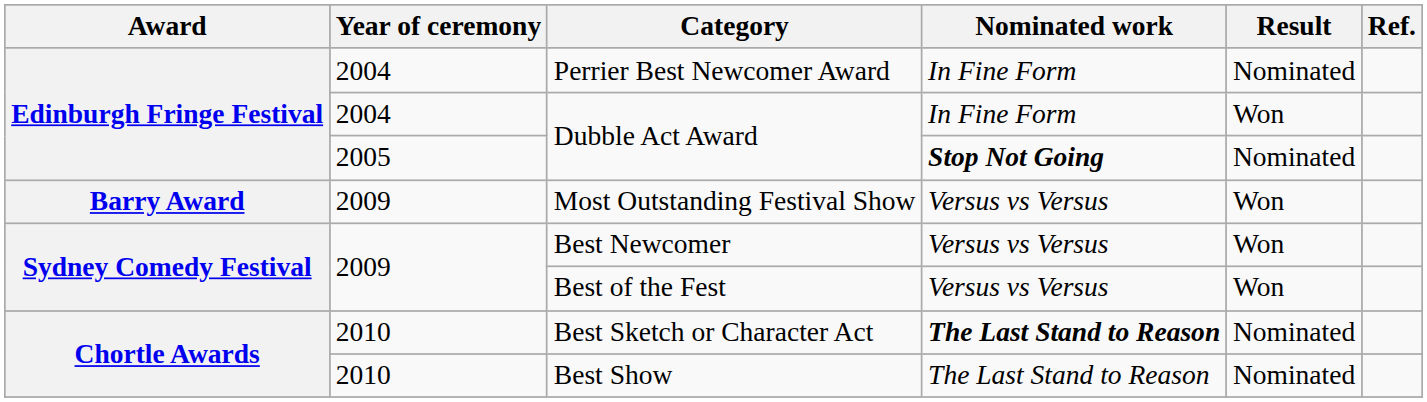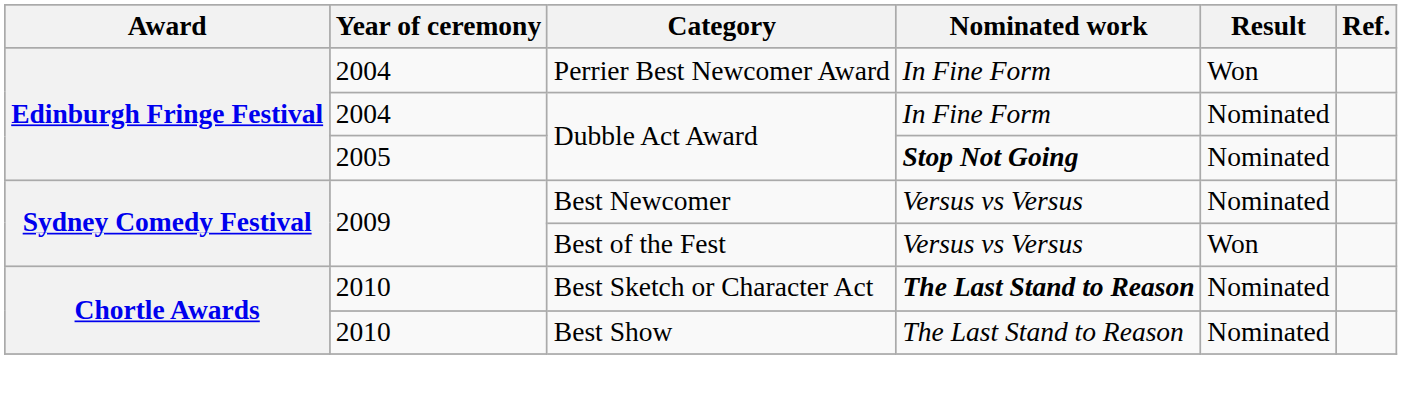(1294, 69) Nominated -> (1233, 69) Won
(1259, 113) Won -> (1268, 113) Nominated
- row: (363, 200)
(1259, 244) Won -> (1268, 200) Nominated
